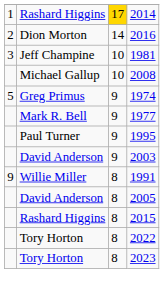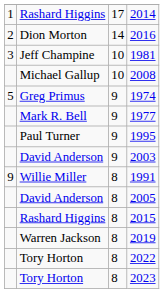(118, 14) gold background -> (118, 14) no background
+ row: (143, 237)
